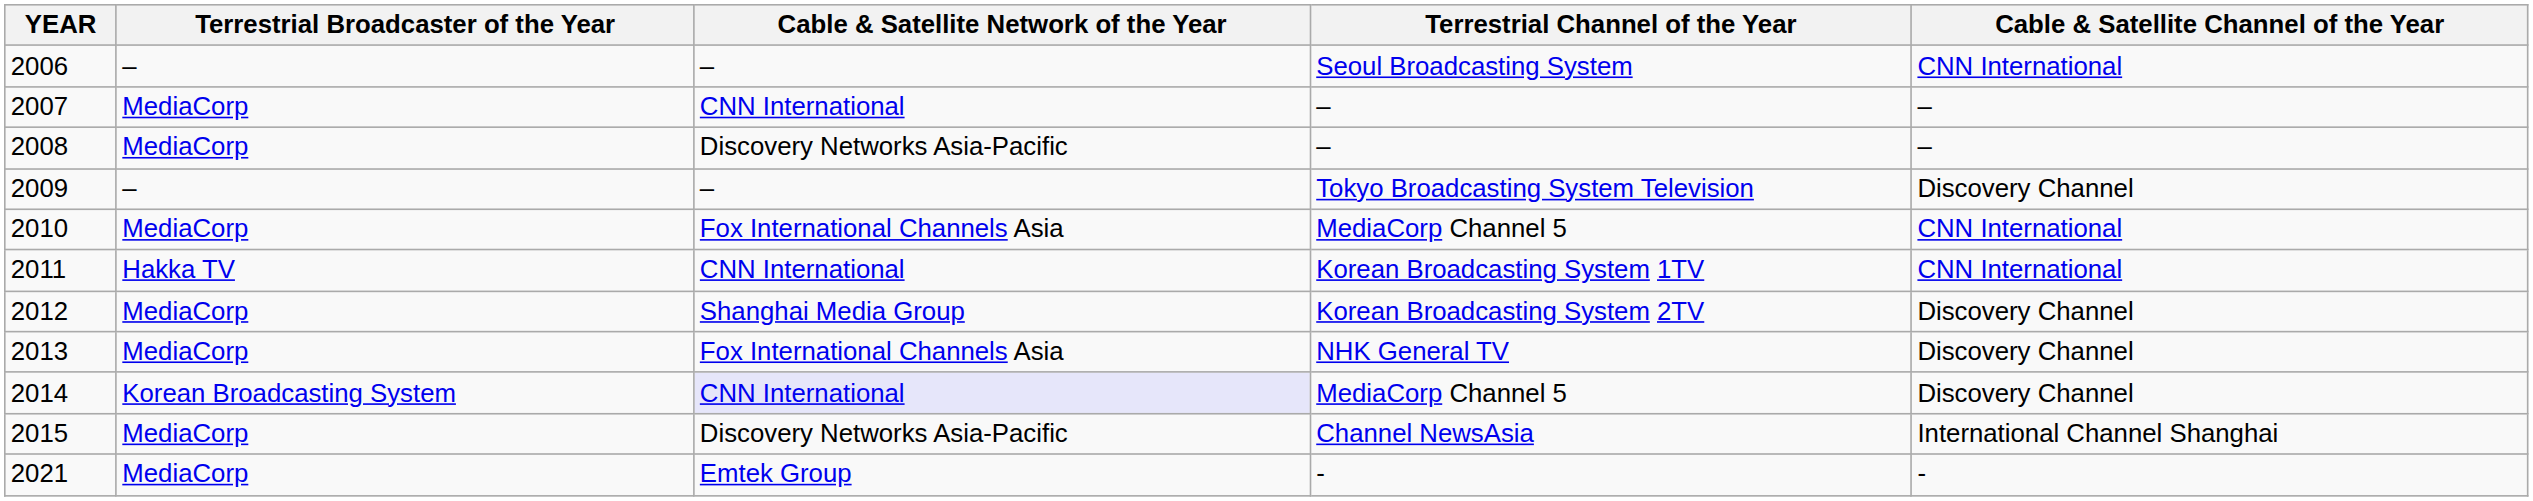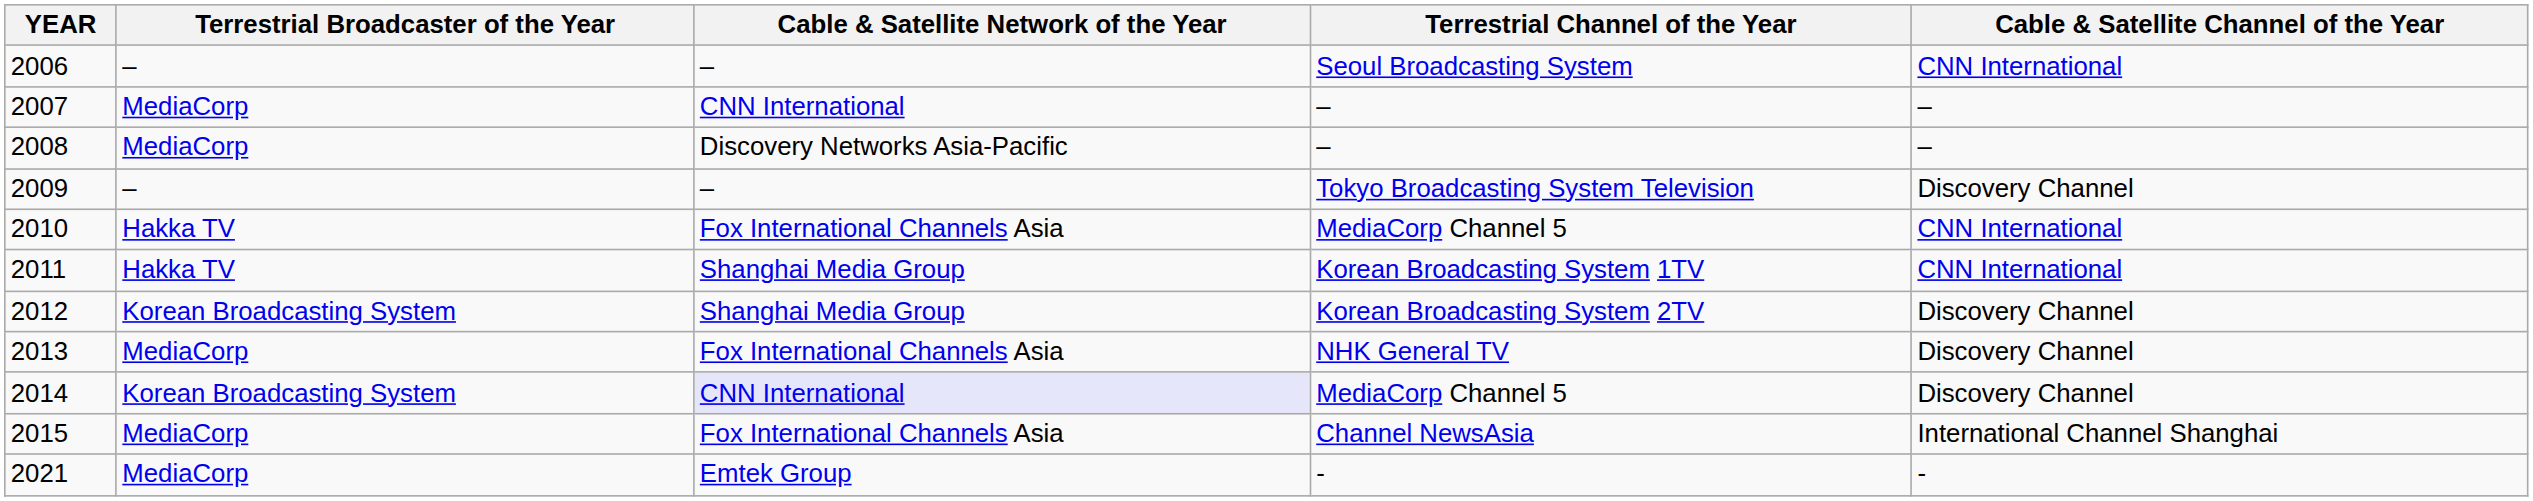(185, 229) MediaCorp -> (179, 229) Hakka TV
(802, 270) CNN International -> (832, 270) Shanghai Media Group
(185, 310) MediaCorp -> (289, 310) Korean Broadcasting System
(884, 433) Discovery Networks Asia-Pacific -> (882, 433) Fox International Channels Asia
